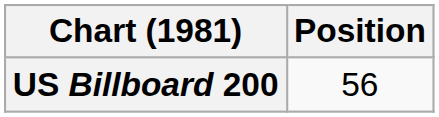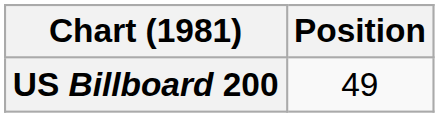(360, 84) 56 -> (360, 84) 49
